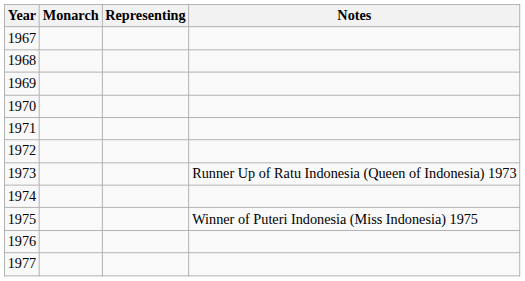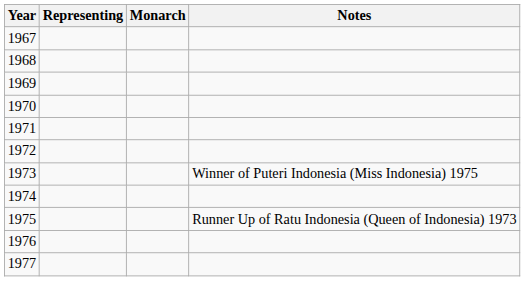columns swapped: (71, 15) <-> (145, 15)
(354, 173) Runner Up of Ratu Indonesia (Queen of Indonesia) 1973 -> (335, 173) Winner of Puteri Indonesia (Miss Indonesia) 1975
(335, 219) Winner of Puteri Indonesia (Miss Indonesia) 1975 -> (354, 219) Runner Up of Ratu Indonesia (Queen of Indonesia) 1973
